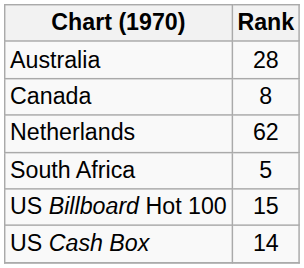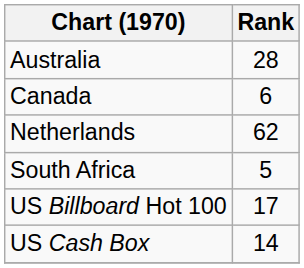(266, 96) 8 -> (266, 96) 6
(266, 206) 15 -> (266, 206) 17
